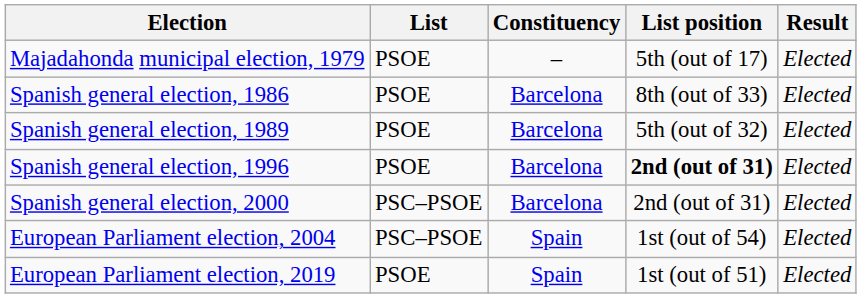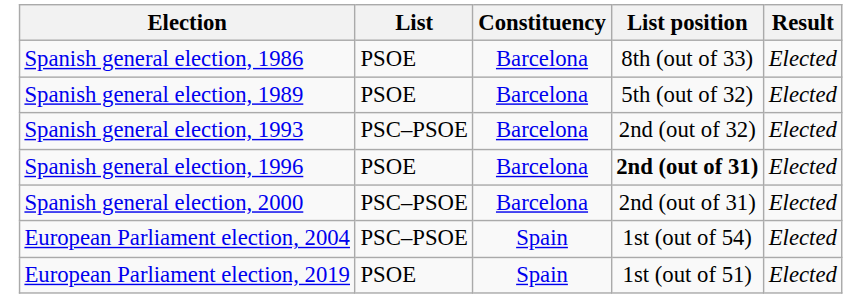- row: (187, 58)
+ row: (164, 130)
